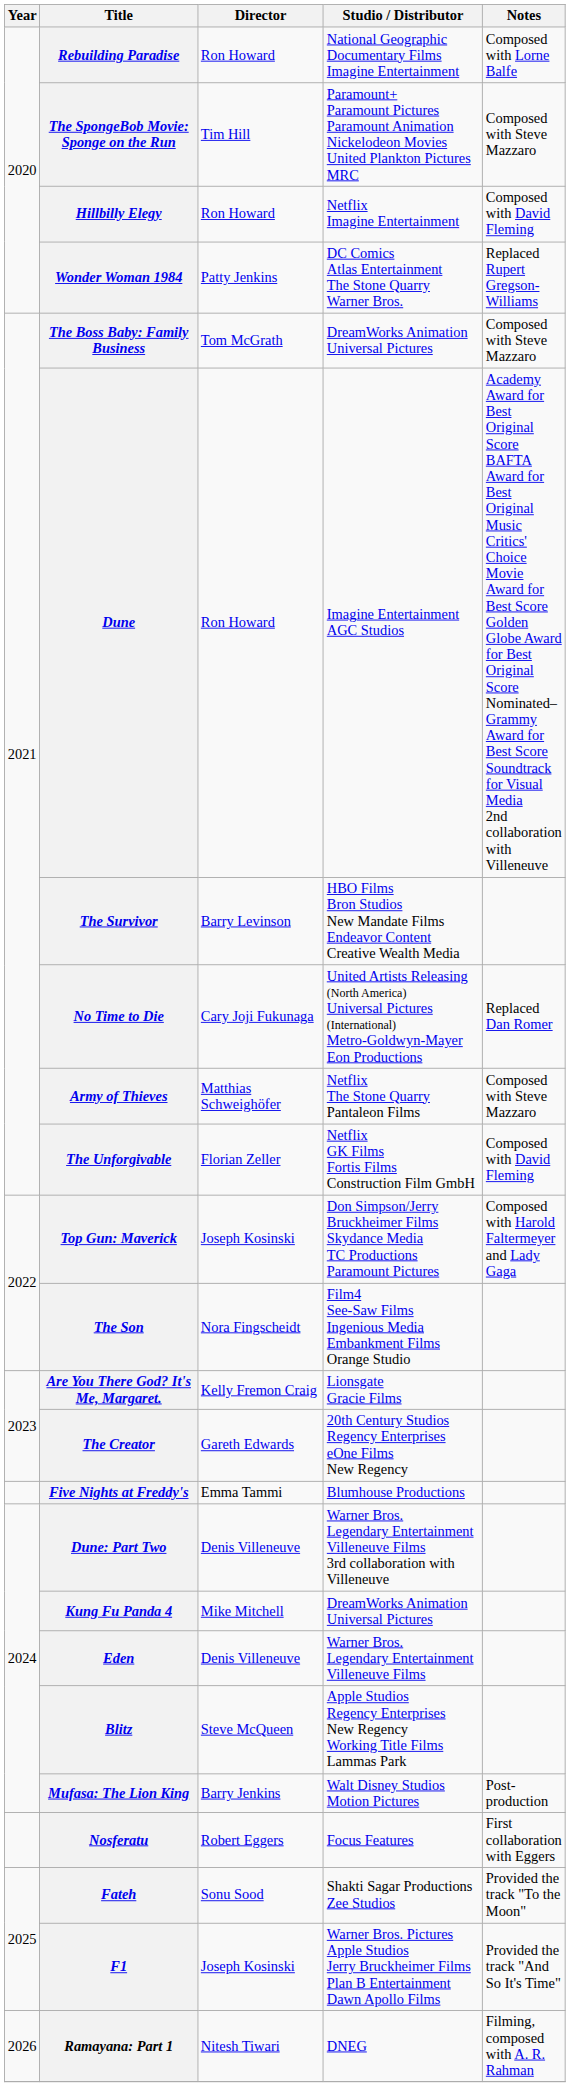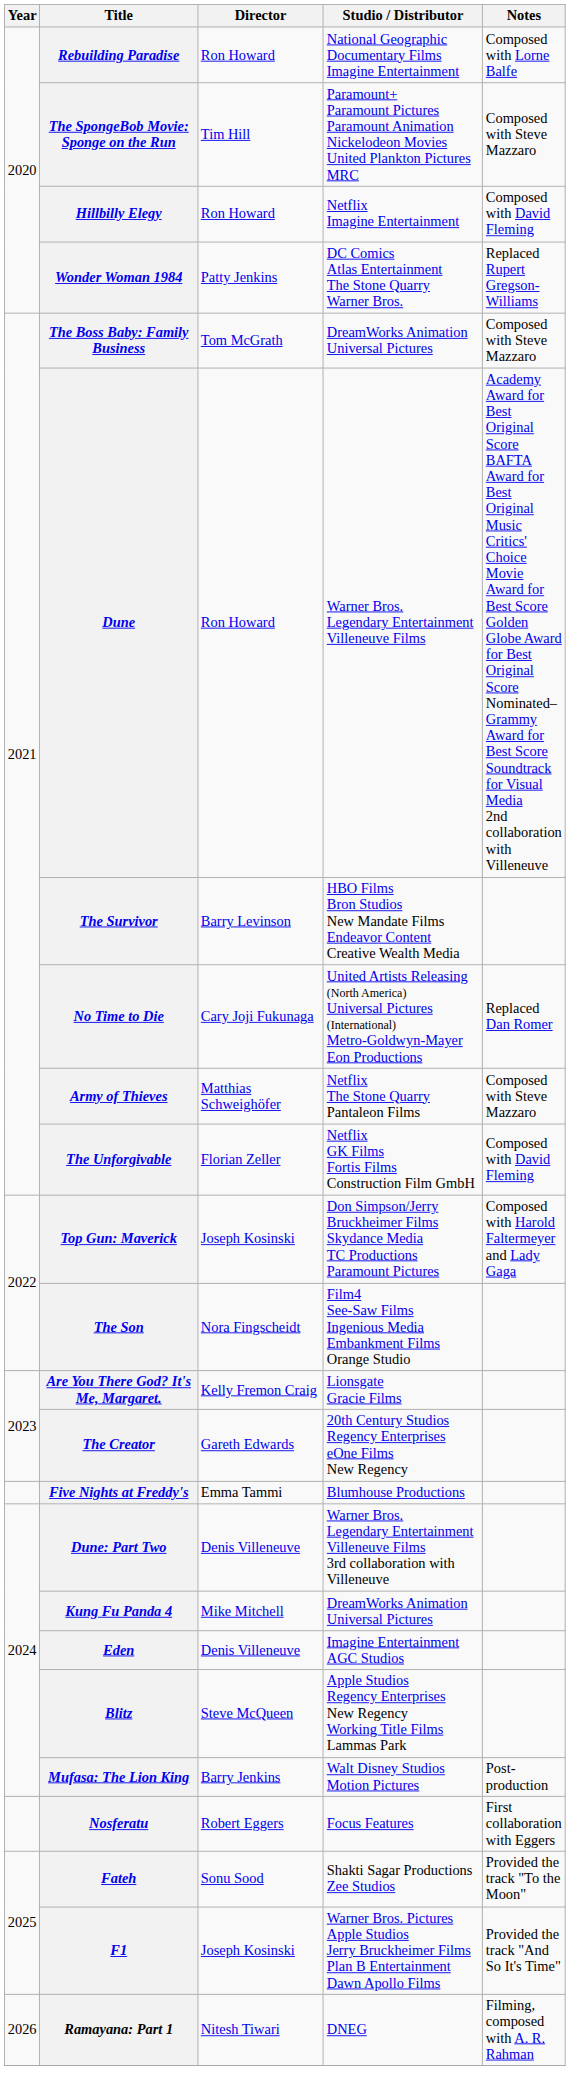(393, 622) Imagine Entertainment AGC Studios -> (400, 622) Warner Bros. Legendary Entertainment Villeneuve Films
(400, 1658) Warner Bros. Legendary Entertainment Villeneuve Films -> (393, 1650) Imagine Entertainment AGC Studios
